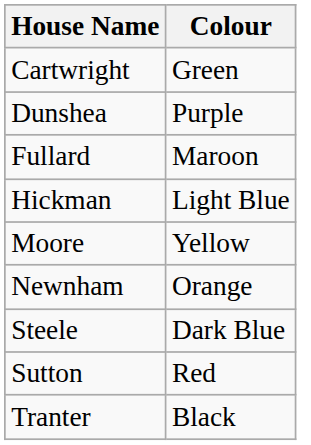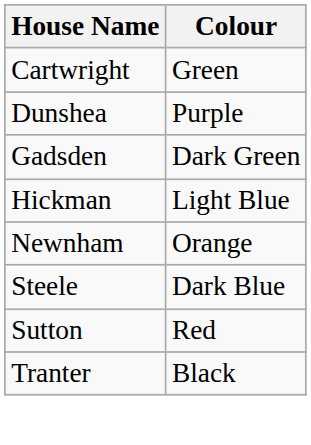- row: (51, 156)
+ row: (59, 156)
- row: (48, 243)
